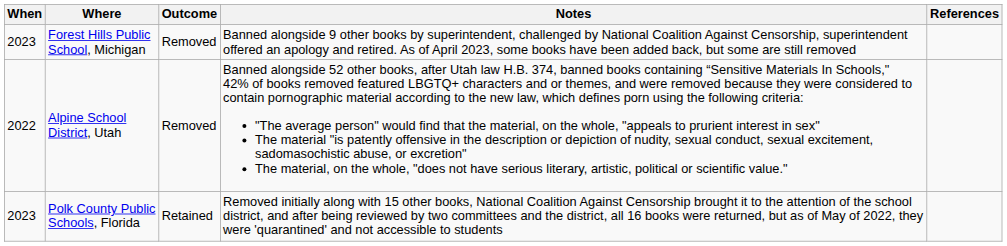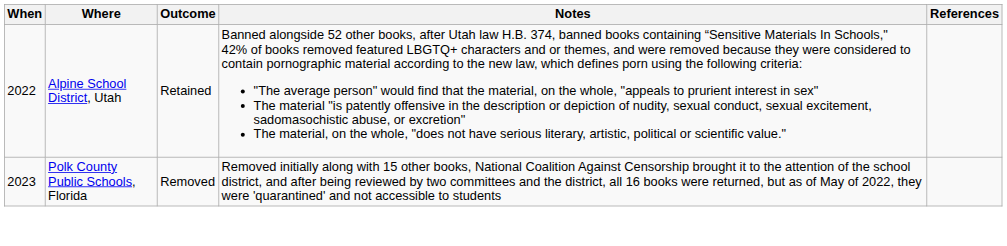- row: (99, 42)
(189, 125) Removed -> (186, 90) Retained
(187, 216) Retained -> (188, 181) Removed
